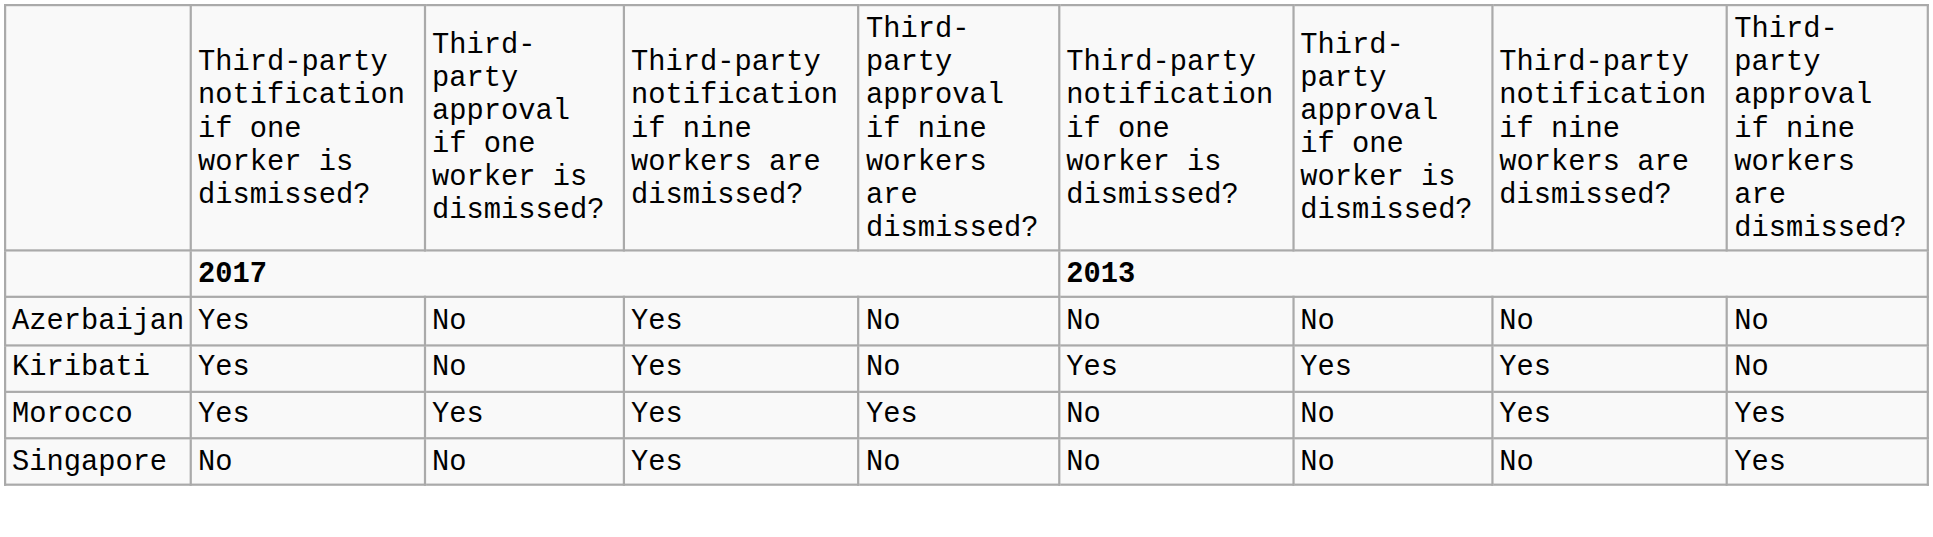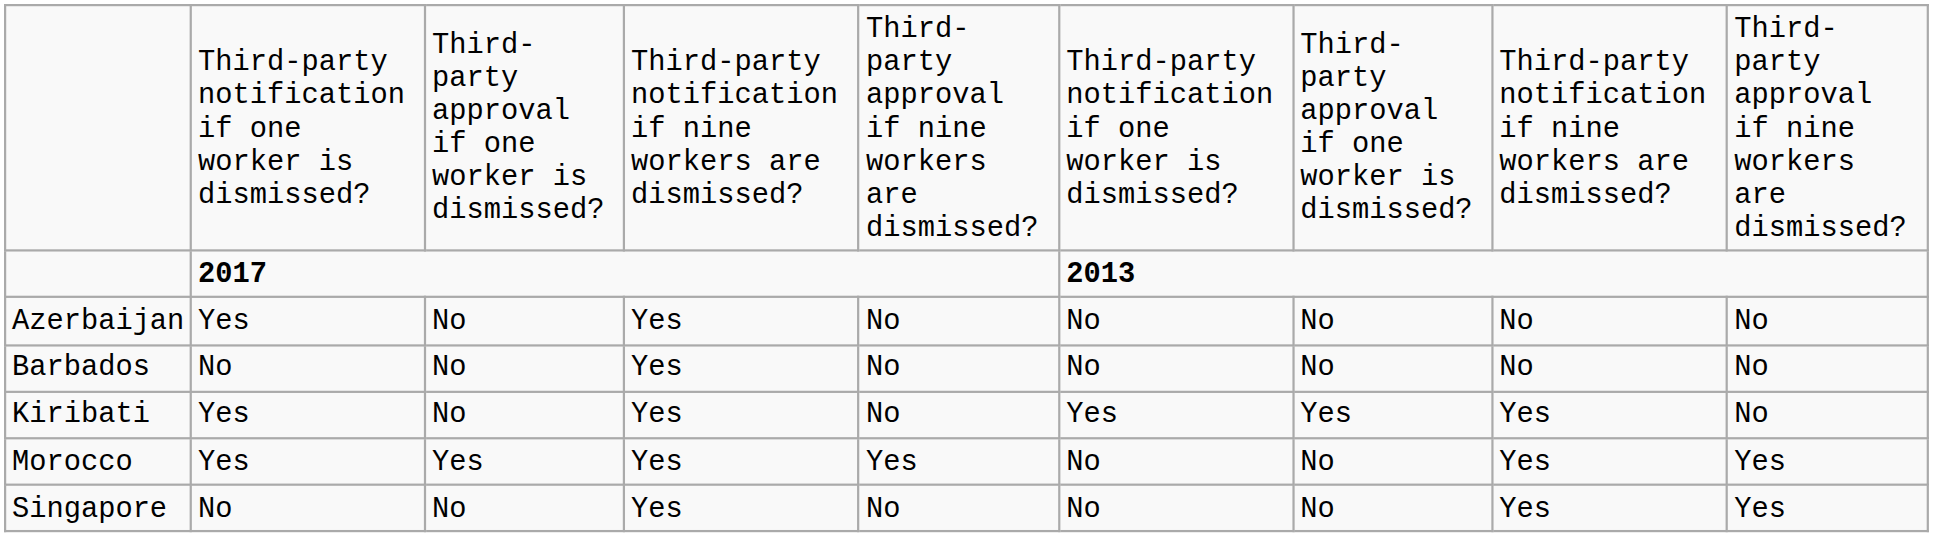+ row: (81, 368)
(1517, 462) No -> (1525, 508) Yes
